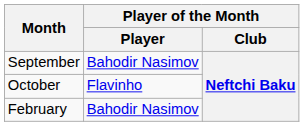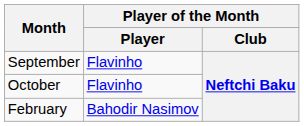(143, 62) Bahodir Nasimov -> (114, 62) Flavinho
